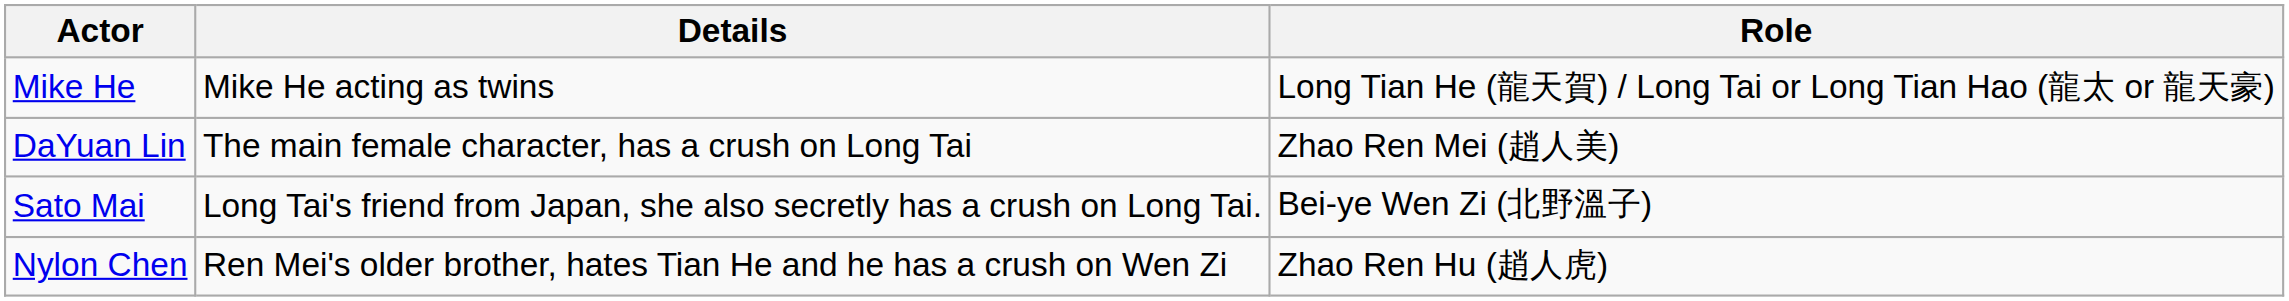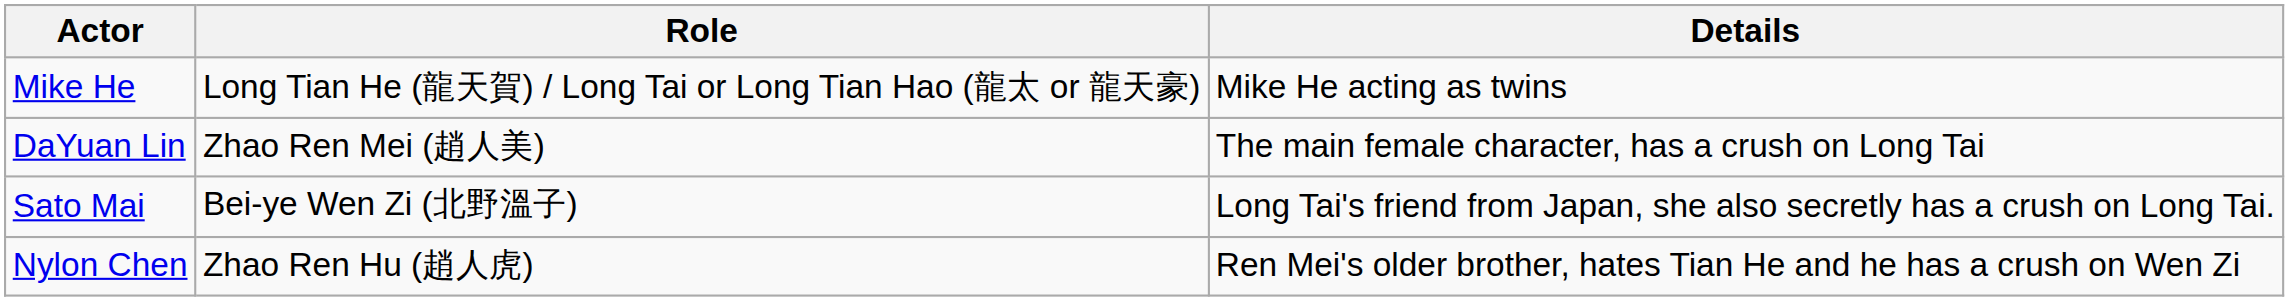columns swapped: (1776, 31) <-> (732, 31)
